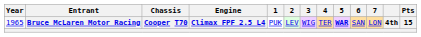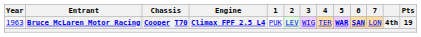(15, 22) 1965 -> (15, 22) 1963
(358, 22) normal -> (358, 22) bold
(408, 22) 15 -> (408, 22) 19
